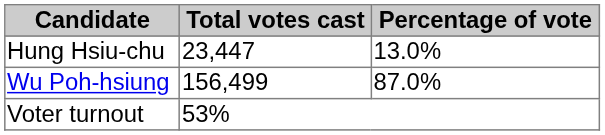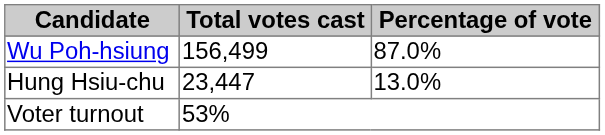rows swapped: (88, 82) <-> (86, 51)
